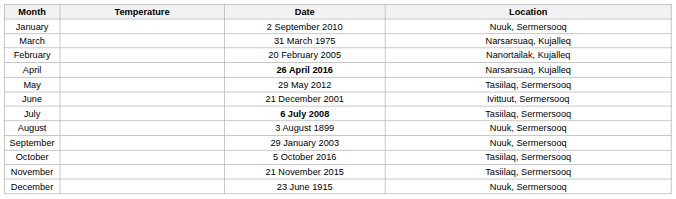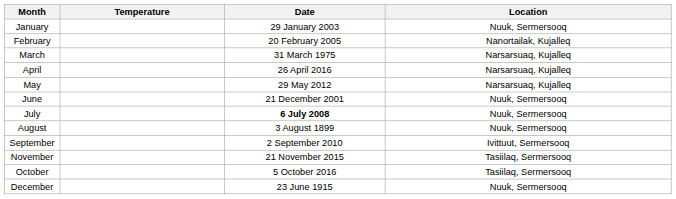(305, 27) 2 September 2010 -> (305, 27) 29 January 2003
rows swapped: (32, 56) <-> (32, 41)
(305, 70) bold -> (305, 70) normal
(528, 85) Tasiilaq, Sermersooq -> (528, 85) Narsarsuaq, Kujalleq
(528, 99) Ivittuut, Sermersooq -> (528, 99) Nuuk, Sermersooq
(528, 114) Tasiilaq, Sermersooq -> (528, 114) Nuuk, Sermersooq
(305, 143) 29 January 2003 -> (305, 143) 2 September 2010
(528, 143) Nuuk, Sermersooq -> (528, 143) Ivittuut, Sermersooq
rows swapped: (32, 158) <-> (32, 172)
